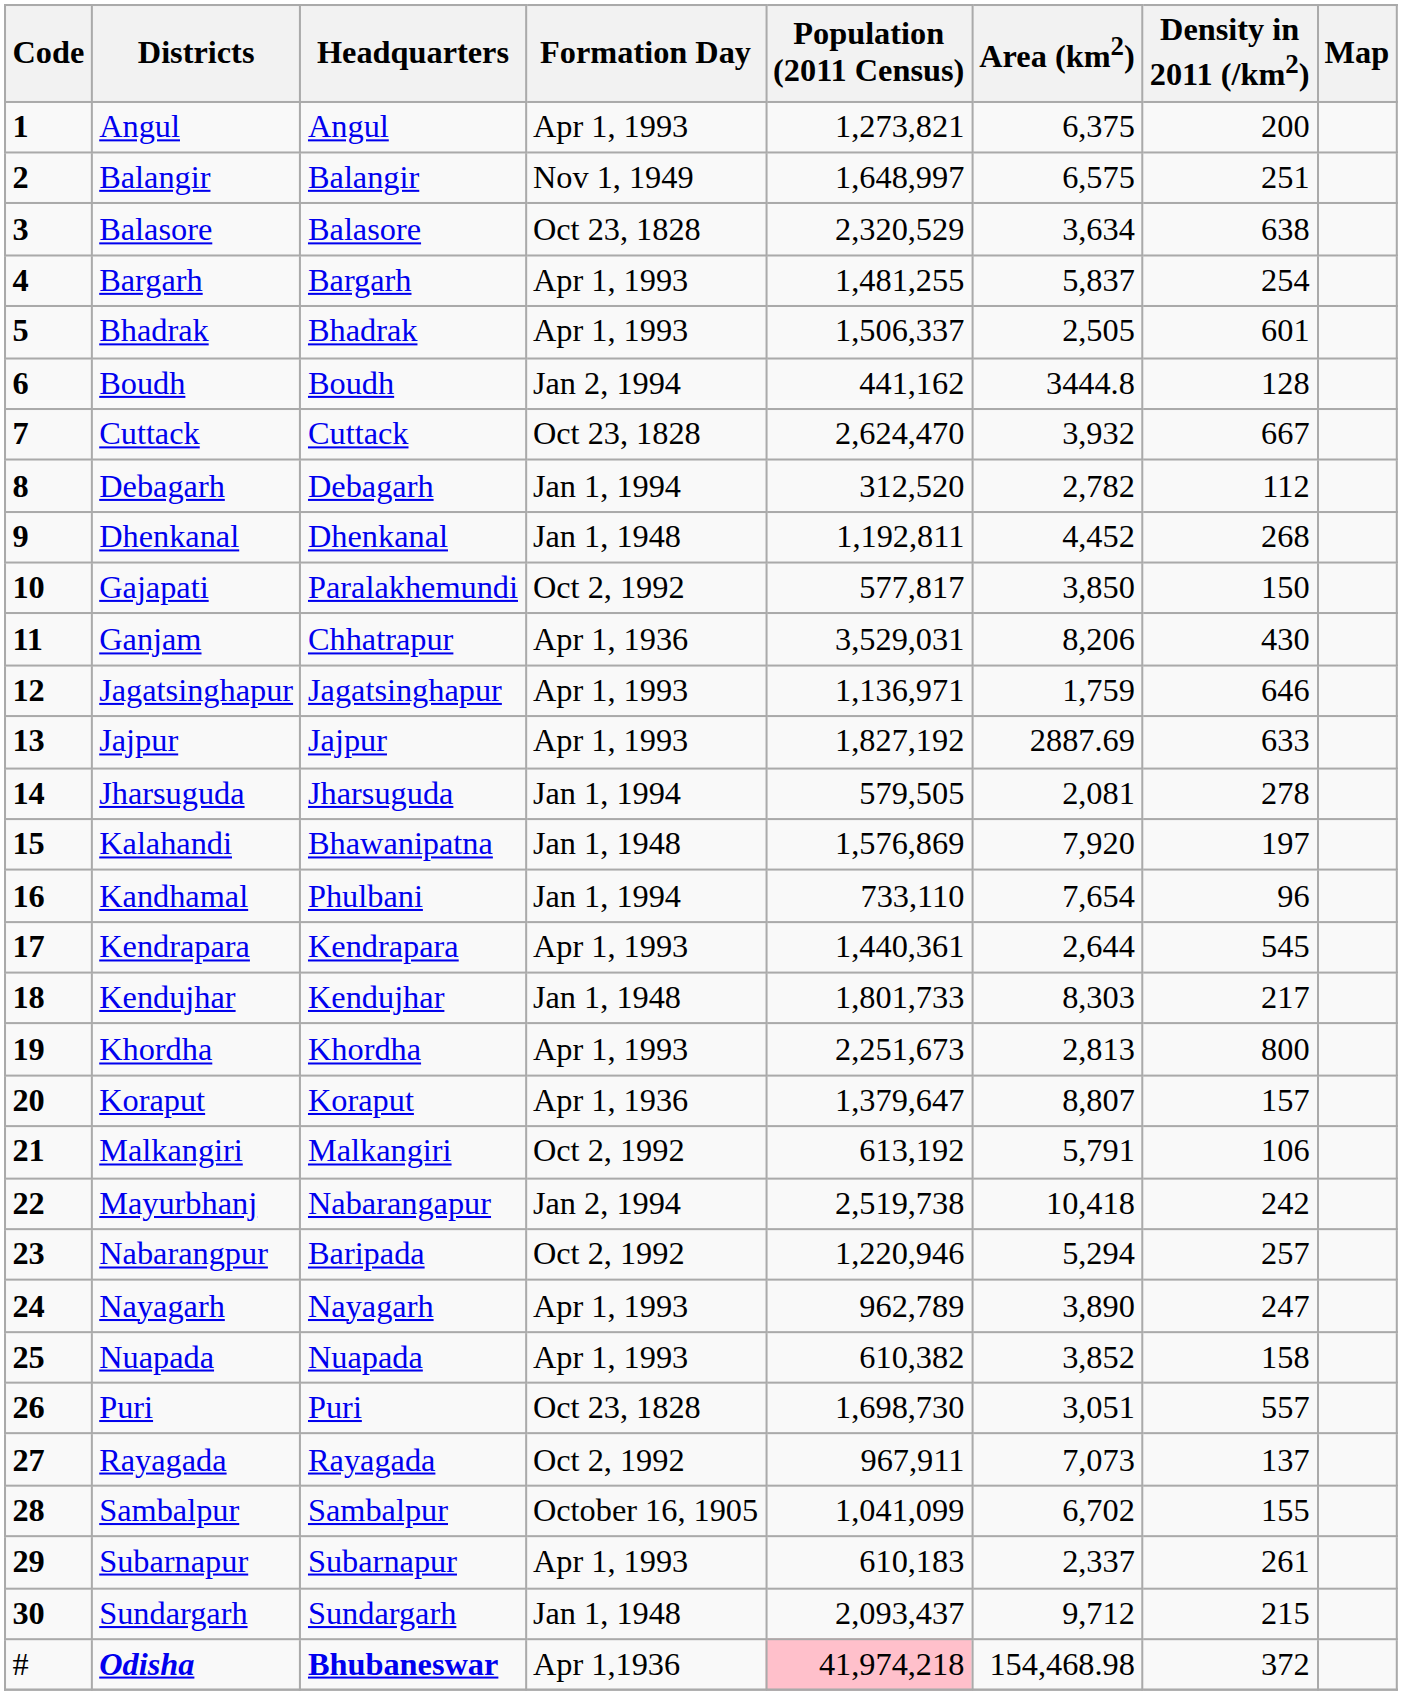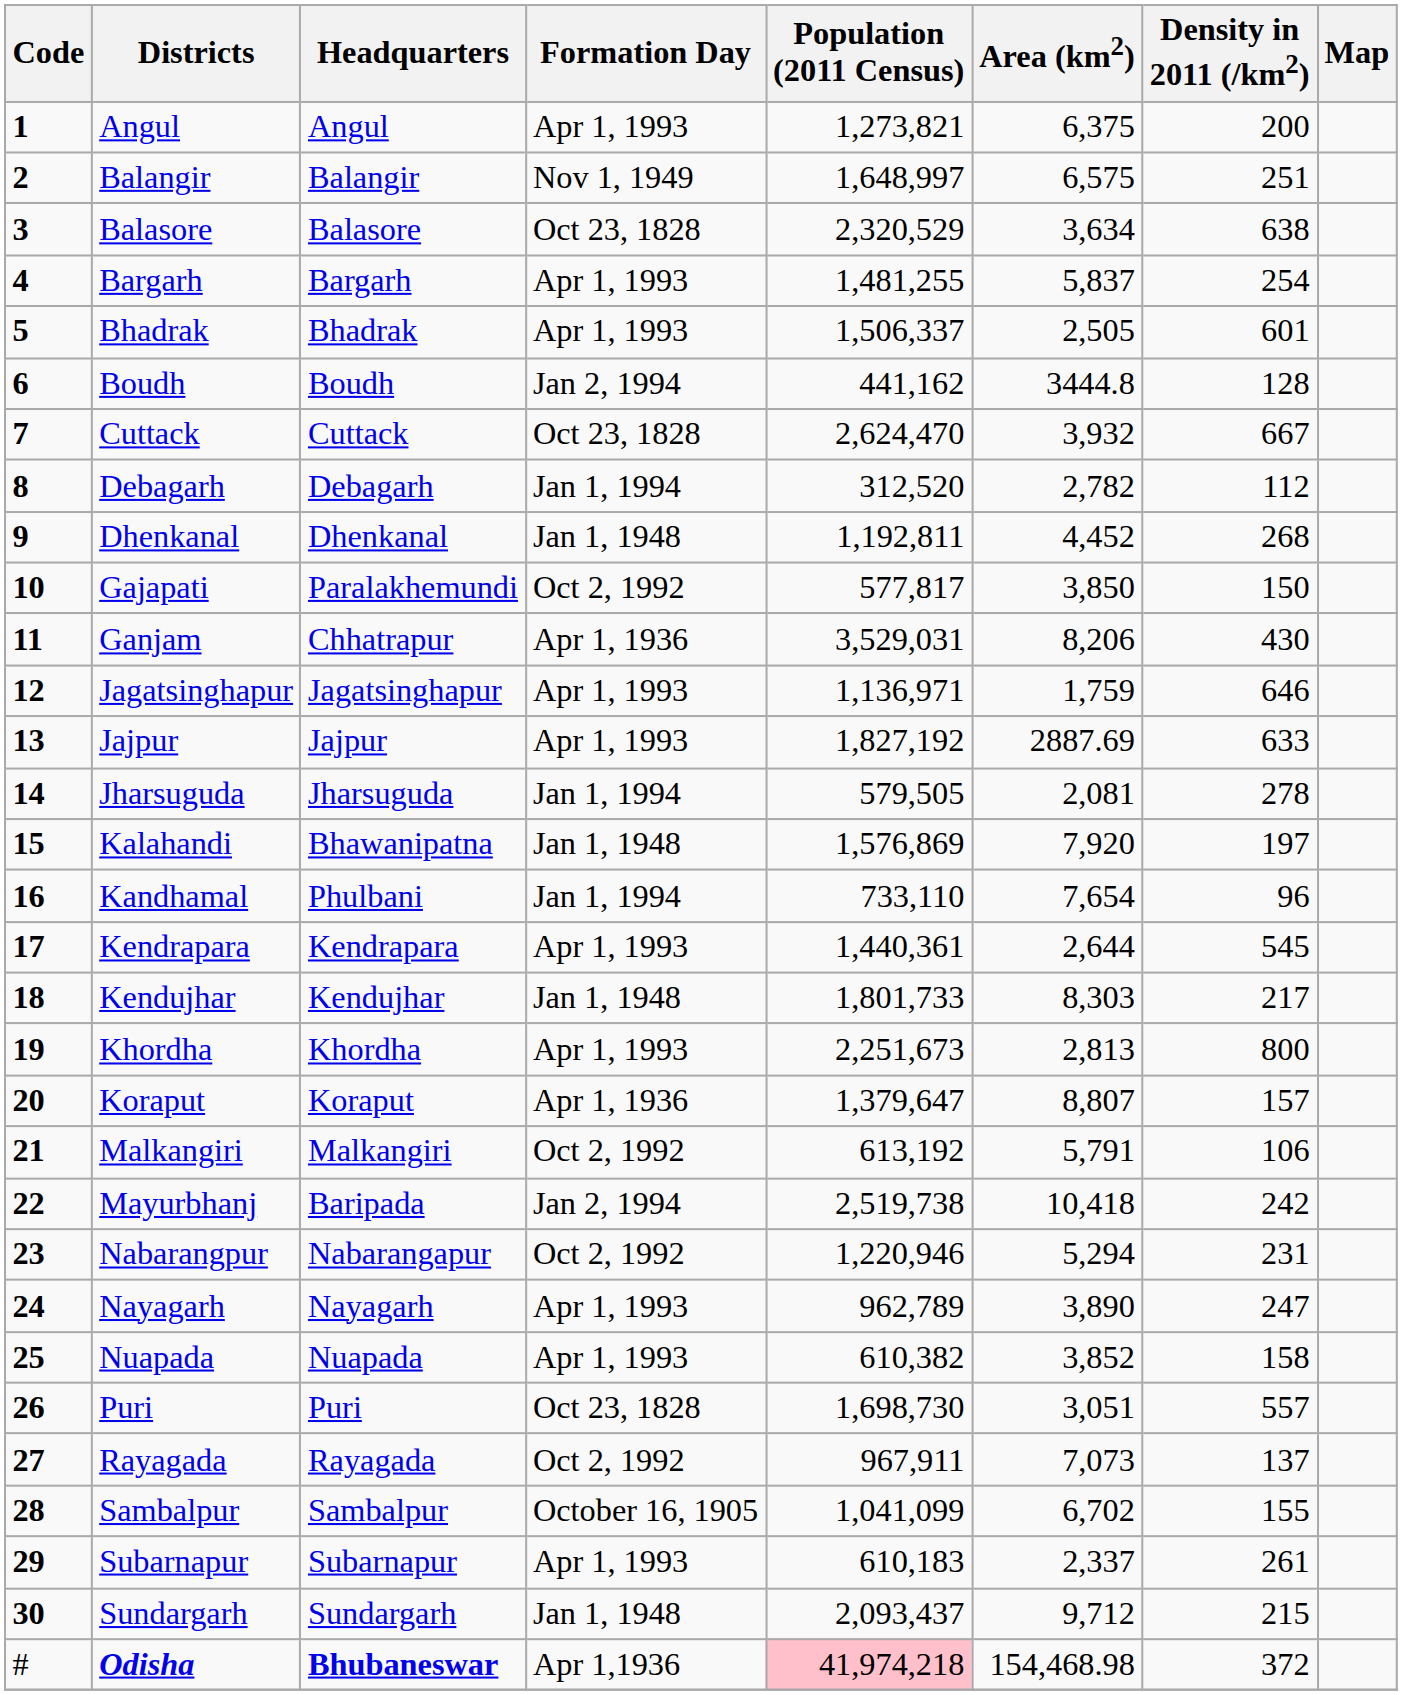(400, 1202) Nabarangapur -> (366, 1202) Baripada
(366, 1254) Baripada -> (400, 1254) Nabarangapur
(1285, 1254) 257 -> (1285, 1254) 231
